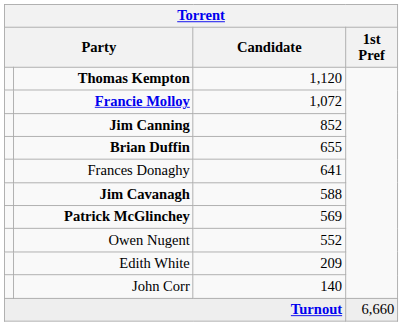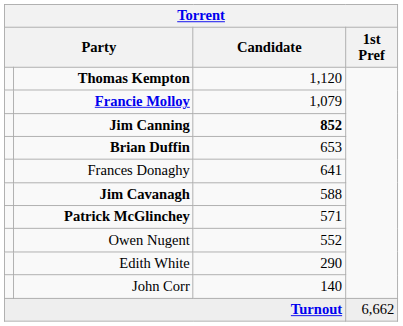(326, 101) 1,072 -> (326, 101) 1,079
(331, 124) normal -> (331, 124) bold
(331, 147) 655 -> (331, 147) 653
(331, 217) 569 -> (331, 217) 571
(331, 263) 209 -> (331, 263) 290
(378, 309) 6,660 -> (378, 309) 6,662
